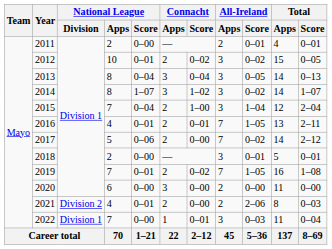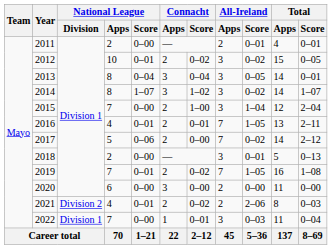(311, 76) 0–13 -> (311, 76) 0–01
(144, 108) 0–04 -> (144, 108) 0–00
(311, 156) 0–01 -> (311, 156) 0–13
(199, 204) 0–00 -> (199, 204) 0–02
